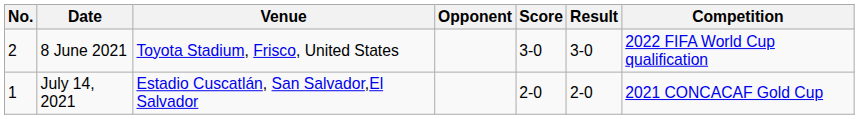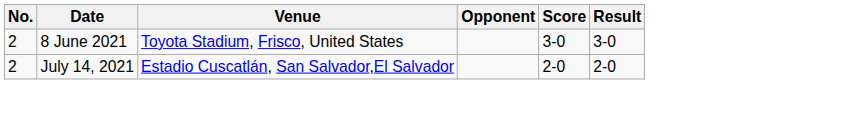- column: (738, 16)
(12, 93) 1 -> (12, 66) 2
